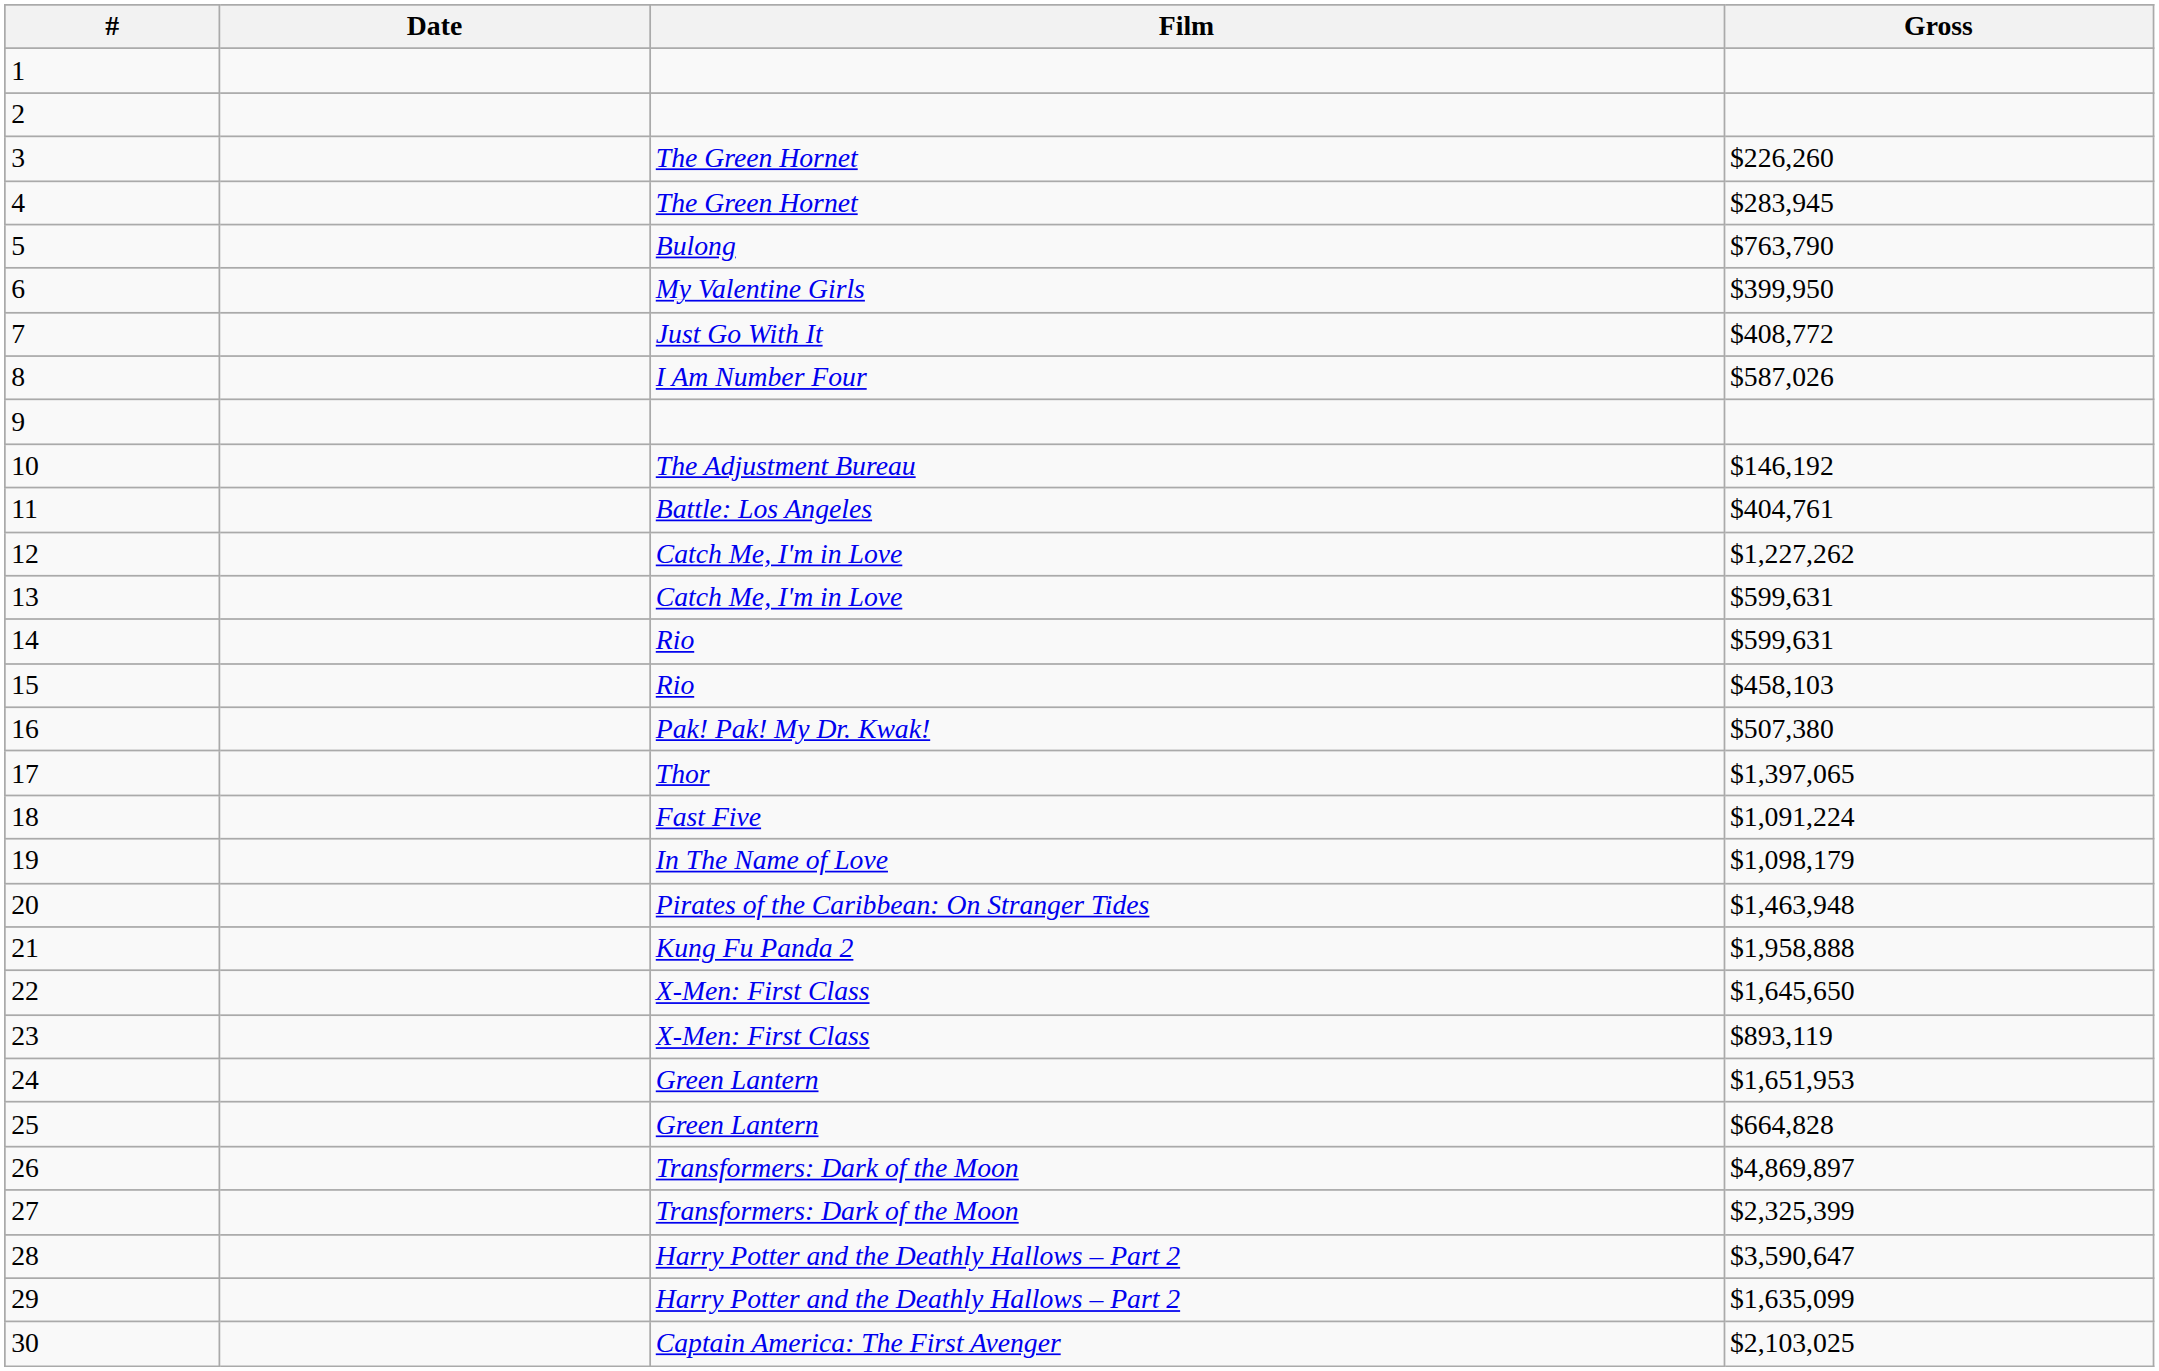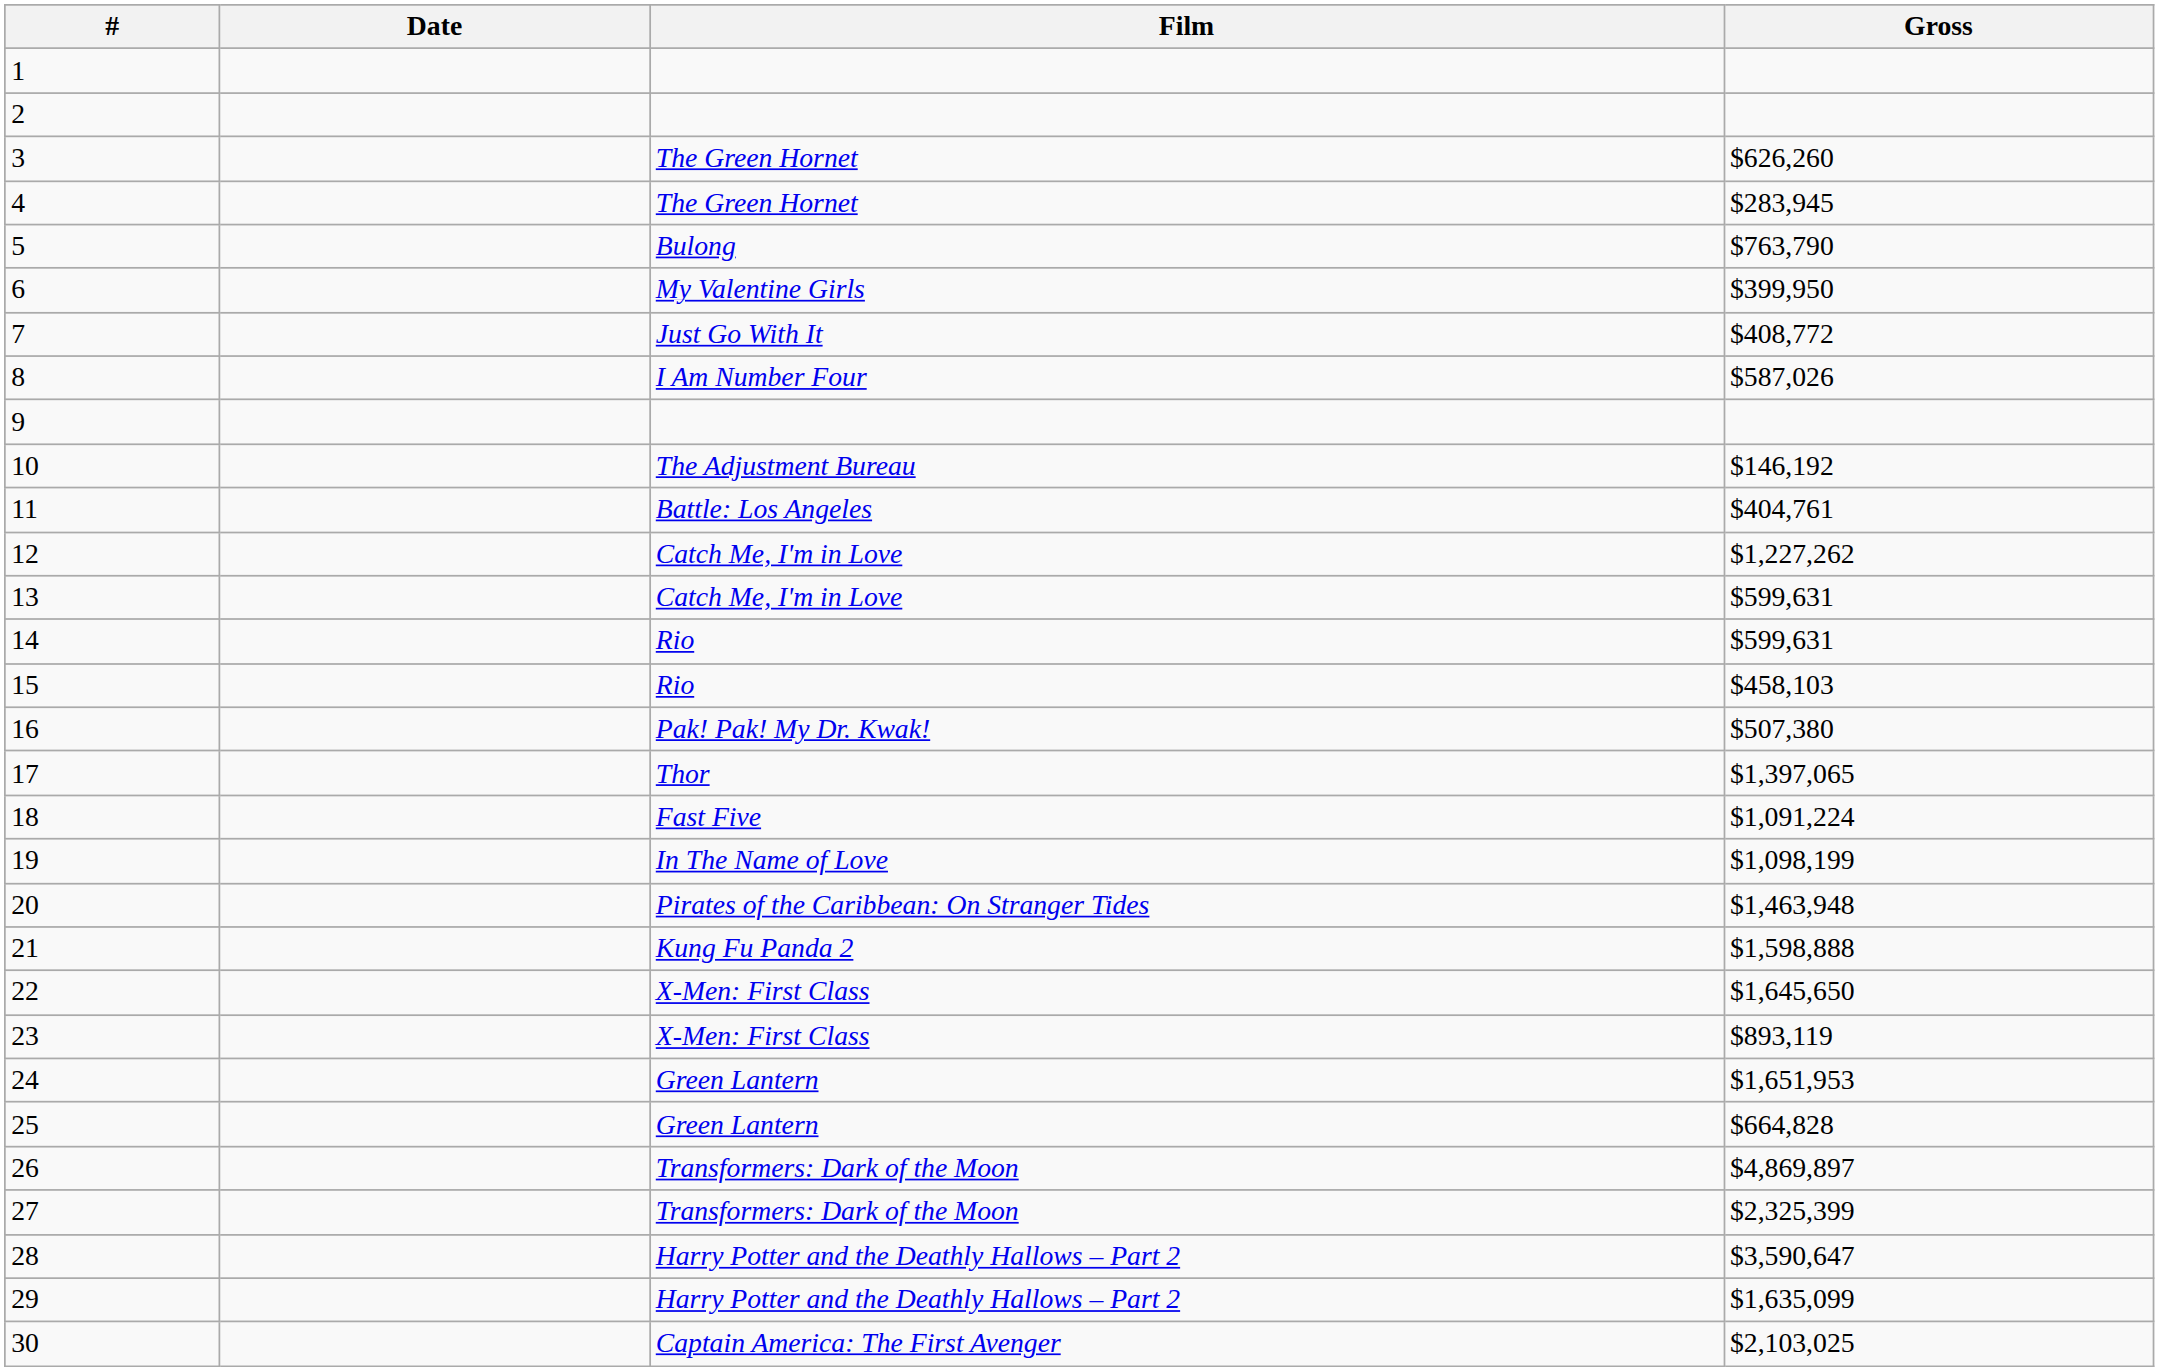(1782, 158) $226,260 -> (1782, 158) $626,260
(1792, 860) $1,098,179 -> (1792, 860) $1,098,199
(1792, 948) $1,958,888 -> (1792, 948) $1,598,888
